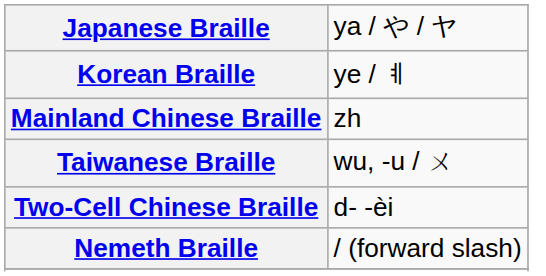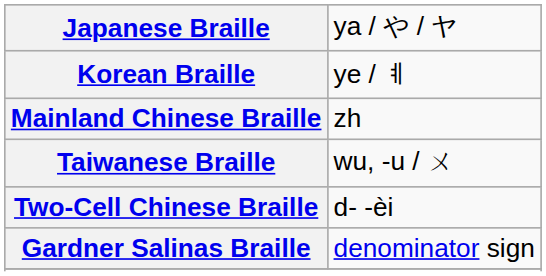- row: (166, 248)
+ row: (166, 248)
